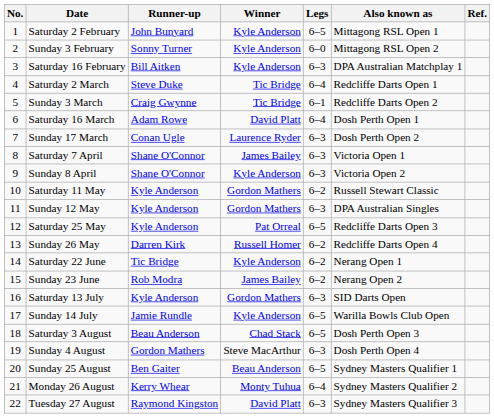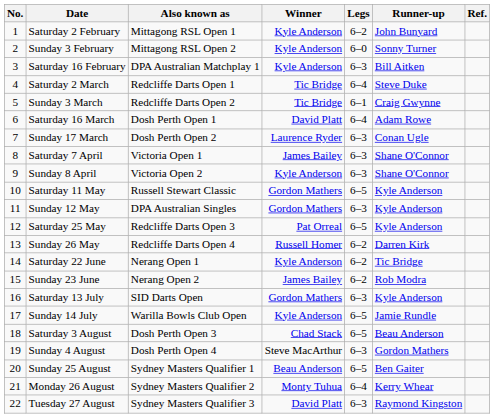columns swapped: (398, 13) <-> (175, 13)
(317, 31) 6–5 -> (358, 31) 6–2
(317, 191) 6–2 -> (358, 191) 6–5
